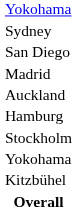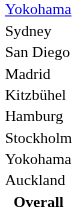rows swapped: (36, 180) <-> (35, 95)
